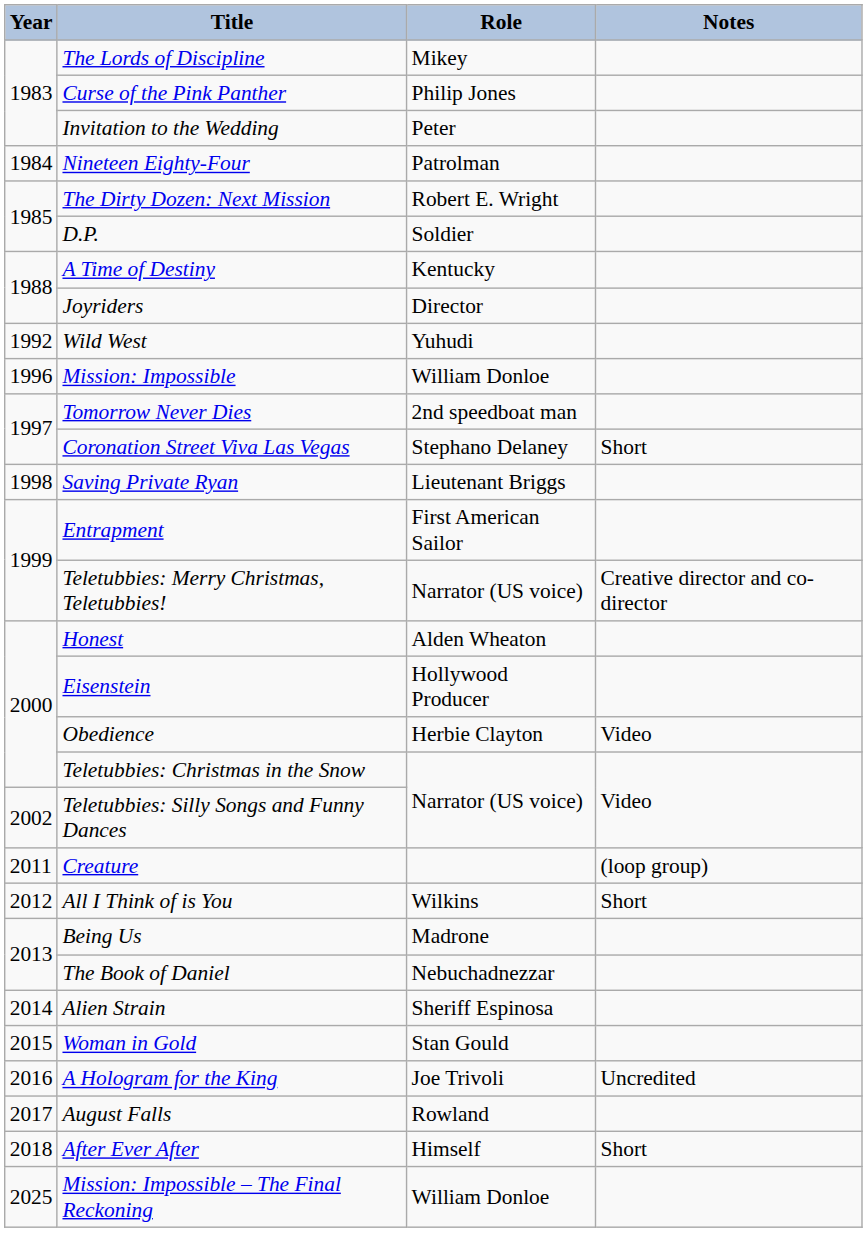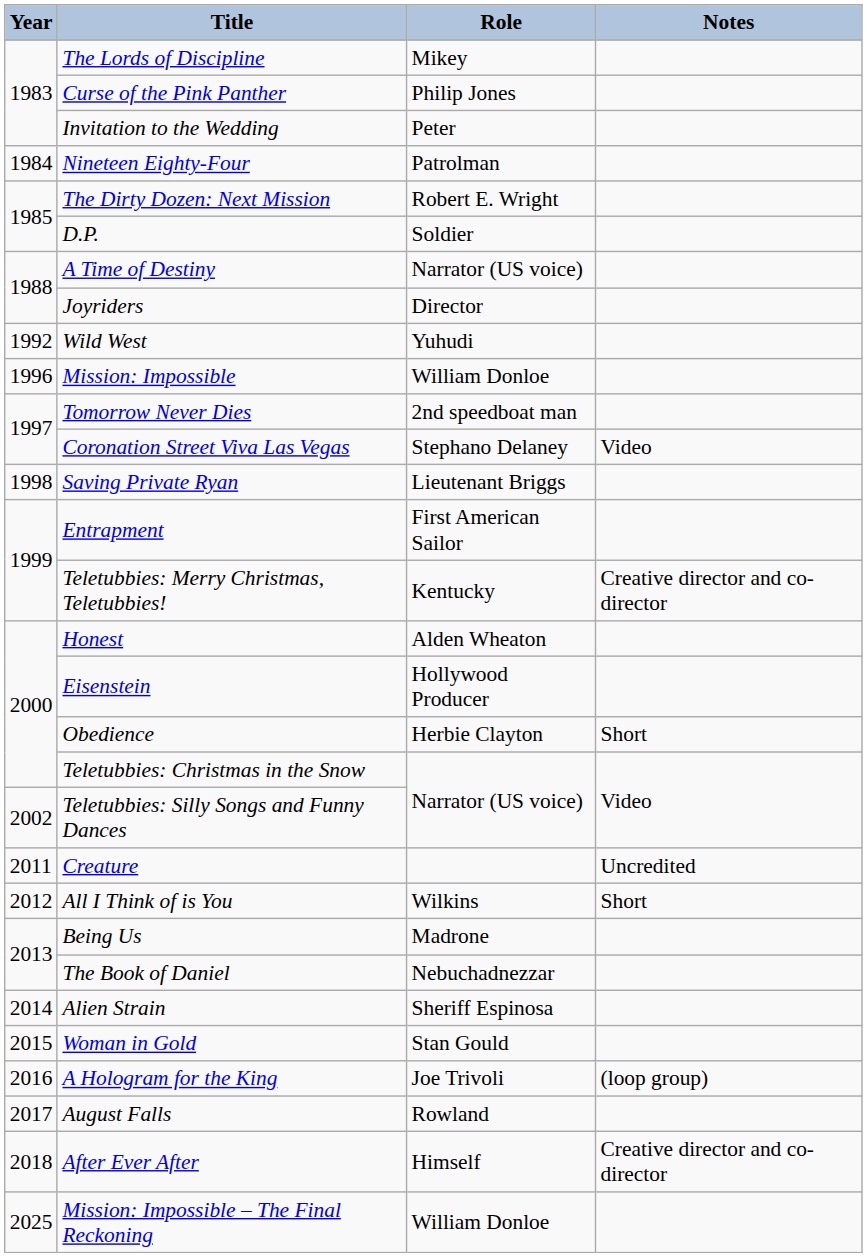(453, 269) Kentucky -> (497, 269) Narrator (US voice)
(624, 446) Short -> (626, 446) Video
(497, 590) Narrator (US voice) -> (453, 590) Kentucky
(626, 734) Video -> (624, 734) Short
(654, 865) (loop group) -> (648, 865) Uncredited
(648, 1078) Uncredited -> (654, 1078) (loop group)
(624, 1148) Short -> (707, 1161) Creative director and co-director
